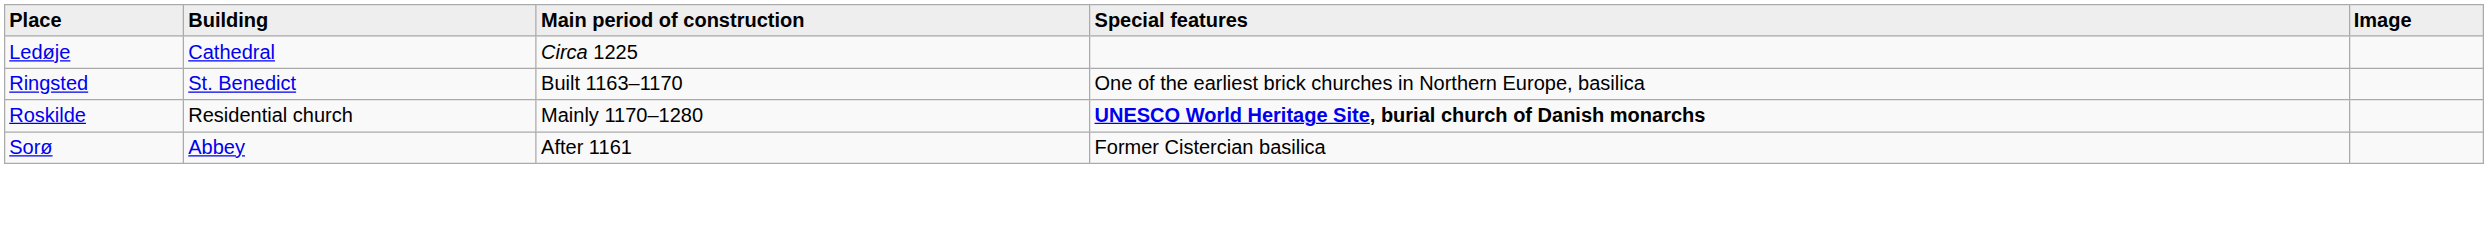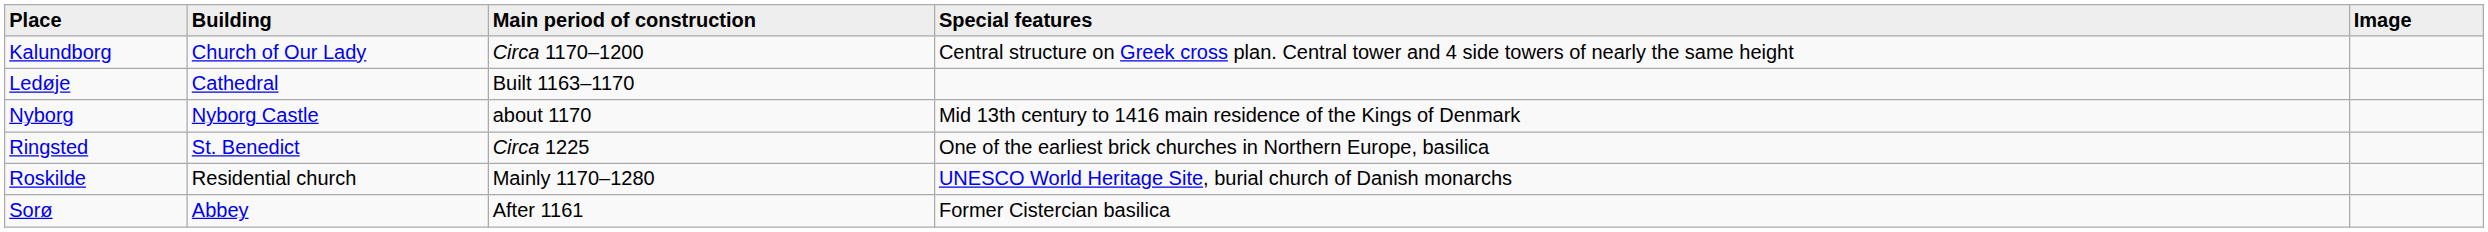+ row: (60, 52)
(589, 52) Circa 1225 -> (563, 83) Built 1163–1170
+ row: (41, 115)
(612, 83) Built 1163–1170 -> (541, 147) Circa 1225
(1400, 115) bold -> (1226, 178) normal
